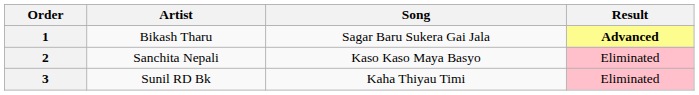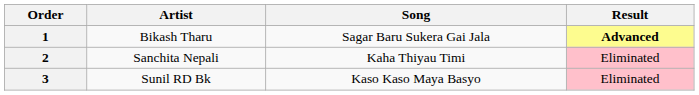(416, 57) Kaso Kaso Maya Basyo -> (416, 57) Kaha Thiyau Timi
(416, 79) Kaha Thiyau Timi -> (416, 79) Kaso Kaso Maya Basyo
